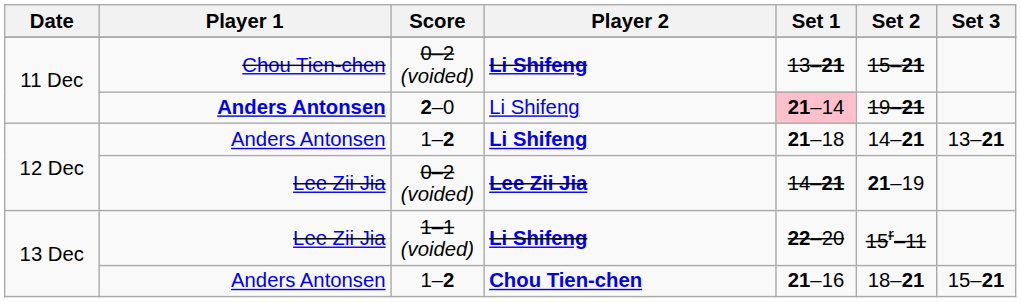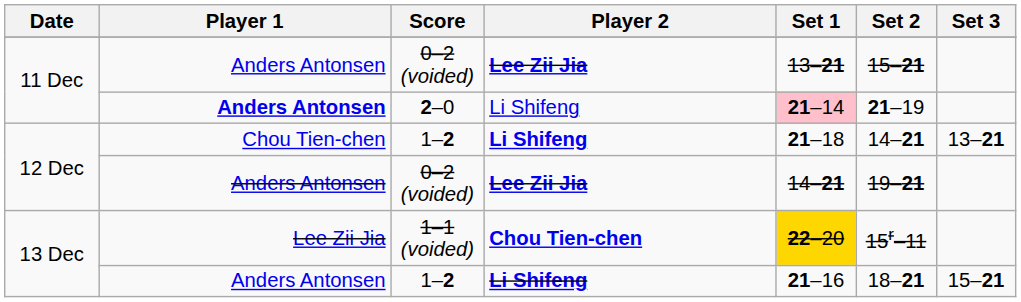(314, 64) Chou Tien-chen -> (308, 64) Anders Antonsen
(538, 64) Li Shifeng -> (538, 64) Lee Zii Jia
(896, 108) 19–21 -> (896, 108) 21–19
(308, 140) Anders Antonsen -> (314, 140) Chou Tien-chen
(339, 183) Lee Zii Jia -> (308, 183) Anders Antonsen
(896, 183) 21–19 -> (896, 183) 19–21
(538, 238) Li Shifeng -> (566, 238) Chou Tien-chen
(816, 238) no background -> (816, 238) gold background
(566, 281) Chou Tien-chen -> (538, 281) Li Shifeng
